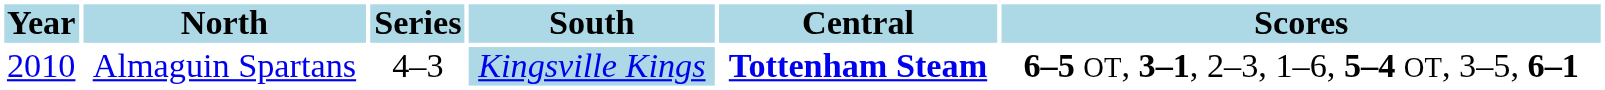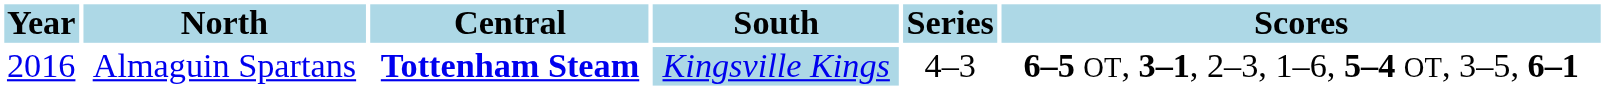columns swapped: (858, 22) <-> (418, 22)
(41, 65) 2010 -> (41, 65) 2016
